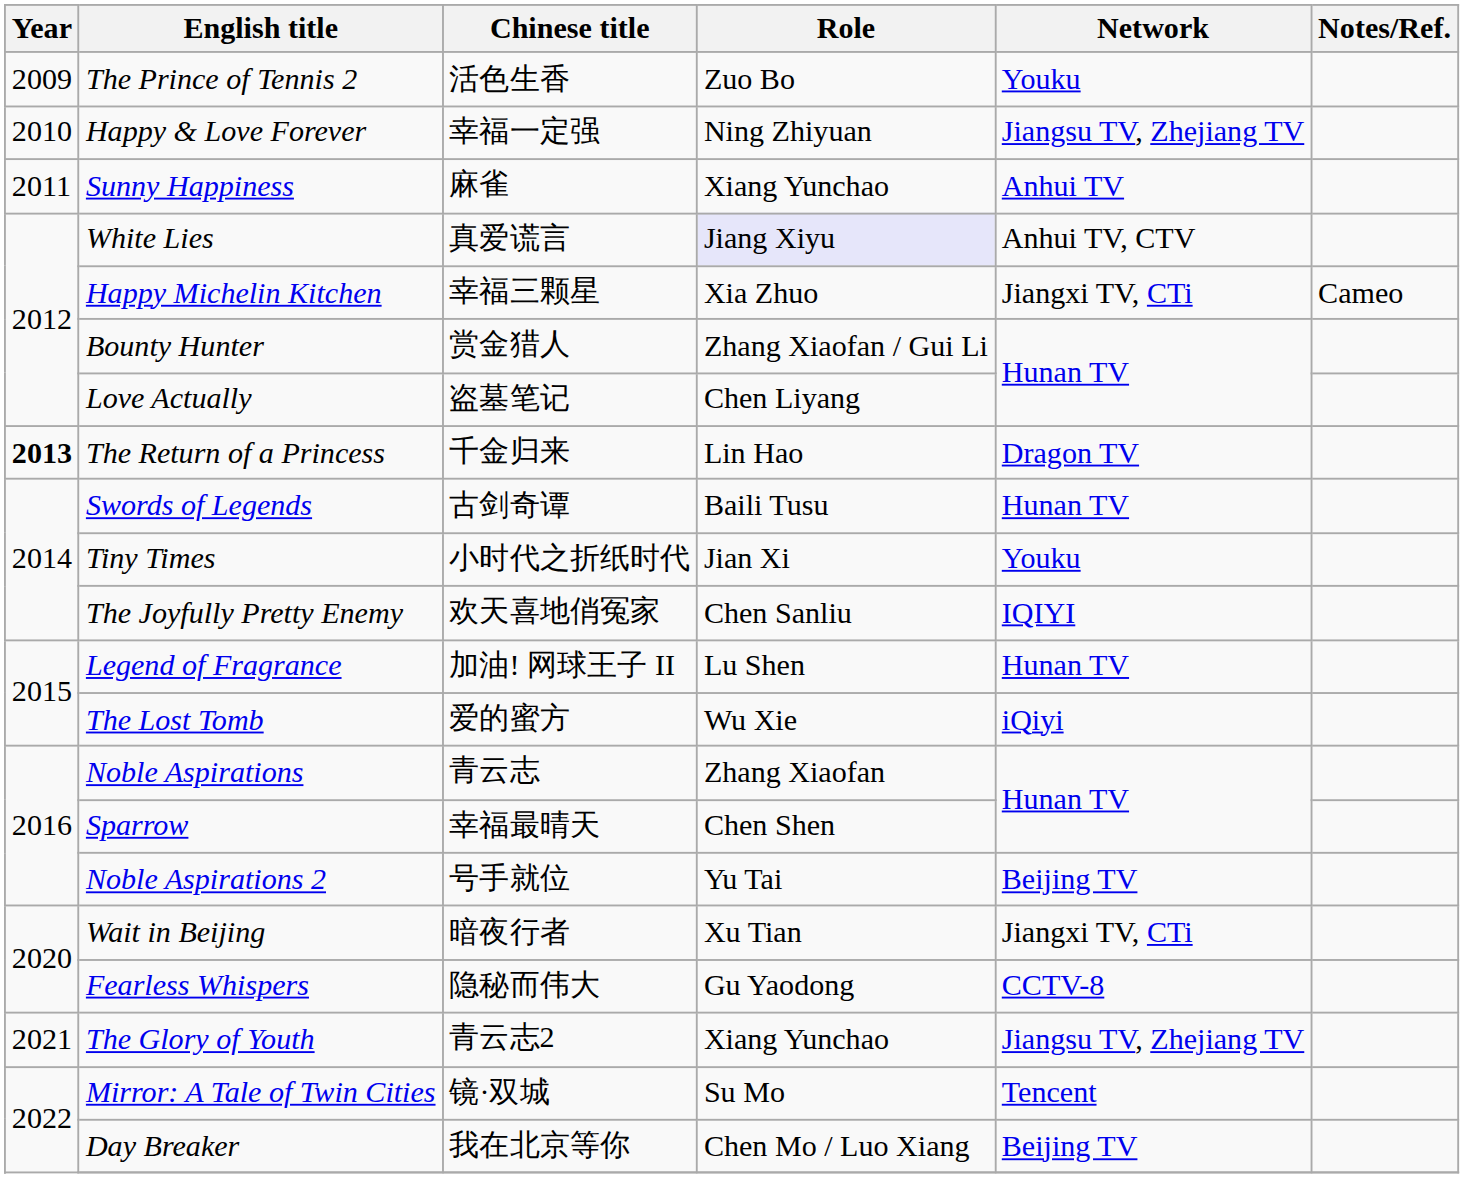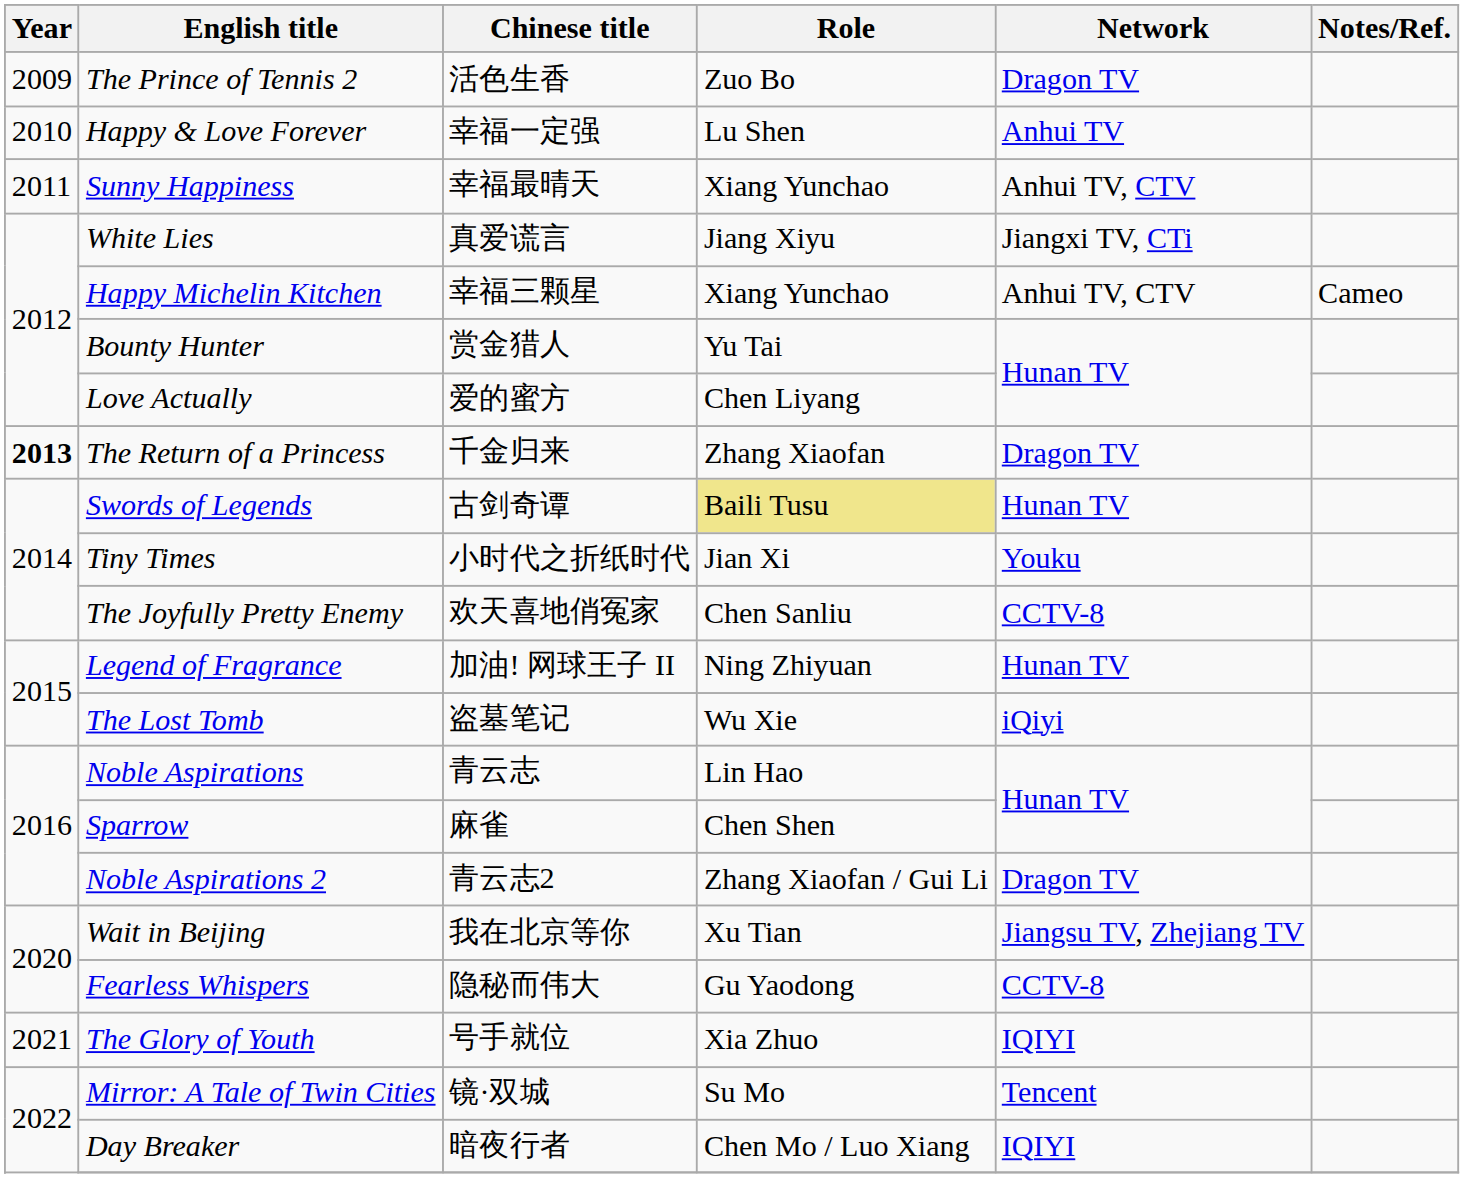(1041, 78) Youku -> (1070, 78) Dragon TV
(788, 132) Ning Zhiyuan -> (754, 132) Lu Shen
(1153, 132) Jiangsu TV, Zhejiang TV -> (1063, 132) Anhui TV
(479, 184) 麻雀 -> (525, 184) 幸福最晴天
(1063, 185) Anhui TV -> (1099, 185) Anhui TV, CTV
(769, 238) lavender background -> (769, 238) no background
(1099, 238) Anhui TV, CTV -> (1097, 238) Jiangxi TV, CTi
(761, 292) Xia Zhuo -> (796, 292) Xiang Yunchao
(1097, 292) Jiangxi TV, CTi -> (1099, 292) Anhui TV, CTV
(846, 345) Zhang Xiaofan / Gui Li -> (743, 345) Yu Tai
(510, 398) 盗墓笔记 -> (510, 398) 爱的蜜方
(754, 452) Lin Hao -> (795, 452) Zhang Xiaofan
(766, 505) no background -> (766, 505) khaki background
(1039, 612) IQIYI -> (1053, 612) CCTV-8
(754, 665) Lu Shen -> (788, 665) Ning Zhiyuan
(510, 718) 爱的蜜方 -> (510, 718) 盗墓笔记
(795, 772) Zhang Xiaofan -> (754, 772) Lin Hao
(525, 824) 幸福最晴天 -> (479, 824) 麻雀
(510, 878) 号手就位 -> (502, 878) 青云志2
(743, 879) Yu Tai -> (846, 879) Zhang Xiaofan / Gui Li
(1070, 879) Beijing TV -> (1070, 879) Dragon TV
(510, 931) 暗夜行者 -> (540, 931) 我在北京等你
(1097, 932) Jiangxi TV, CTi -> (1153, 932) Jiangsu TV, Zhejiang TV
(502, 1038) 青云志2 -> (510, 1038) 号手就位
(796, 1039) Xiang Yunchao -> (761, 1039) Xia Zhuo
(1153, 1039) Jiangsu TV, Zhejiang TV -> (1039, 1039) IQIYI
(540, 1144) 我在北京等你 -> (510, 1144) 暗夜行者
(1070, 1145) Beijing TV -> (1039, 1145) IQIYI
